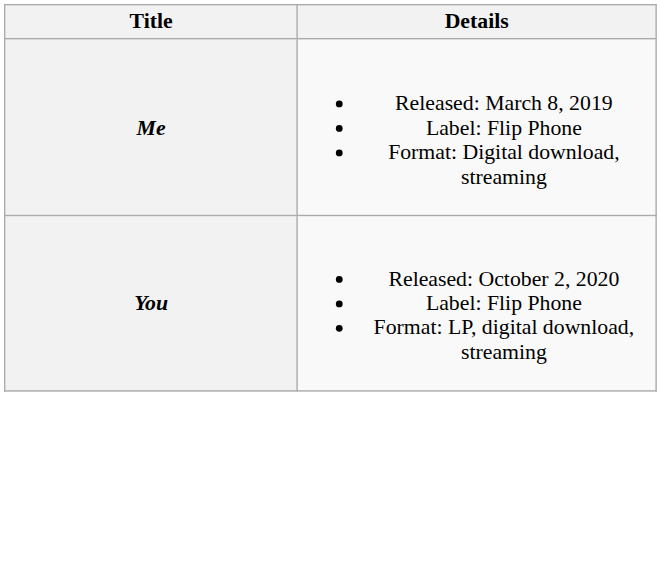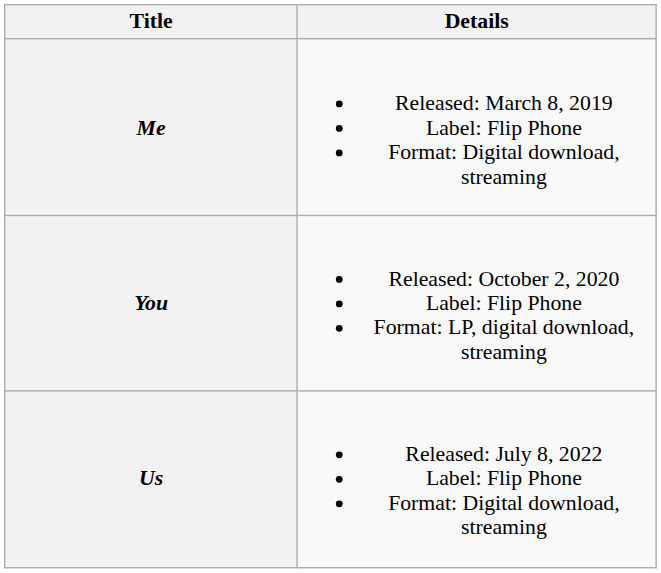+ row: (151, 478)
